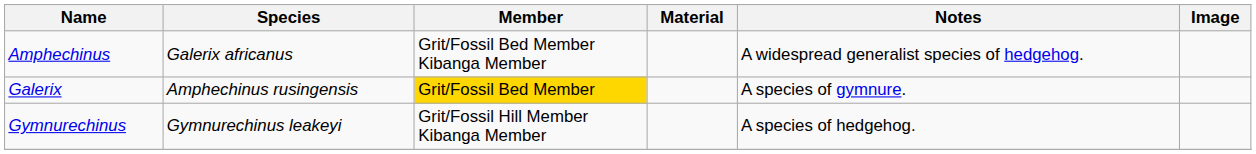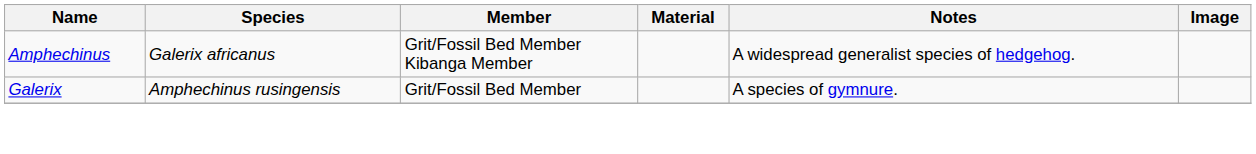(507, 90) gold background -> (493, 90) no background
- row: (67, 126)
